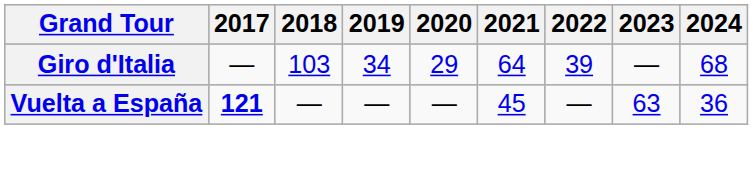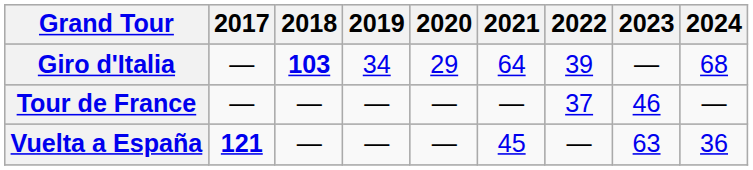(309, 64) normal -> (309, 64) bold
+ row: (106, 104)
